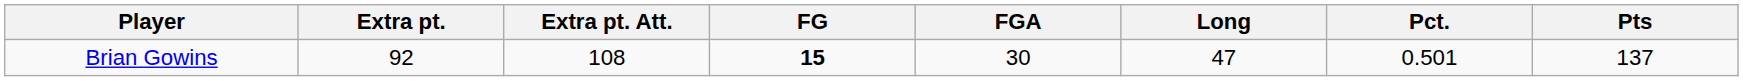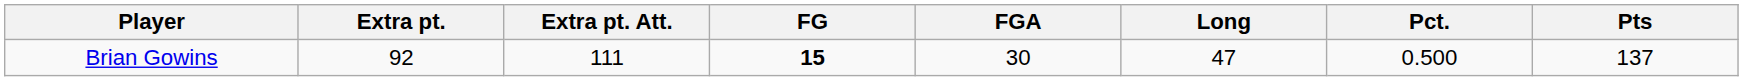(607, 57) 108 -> (607, 57) 111
(1429, 57) 0.501 -> (1429, 57) 0.500
